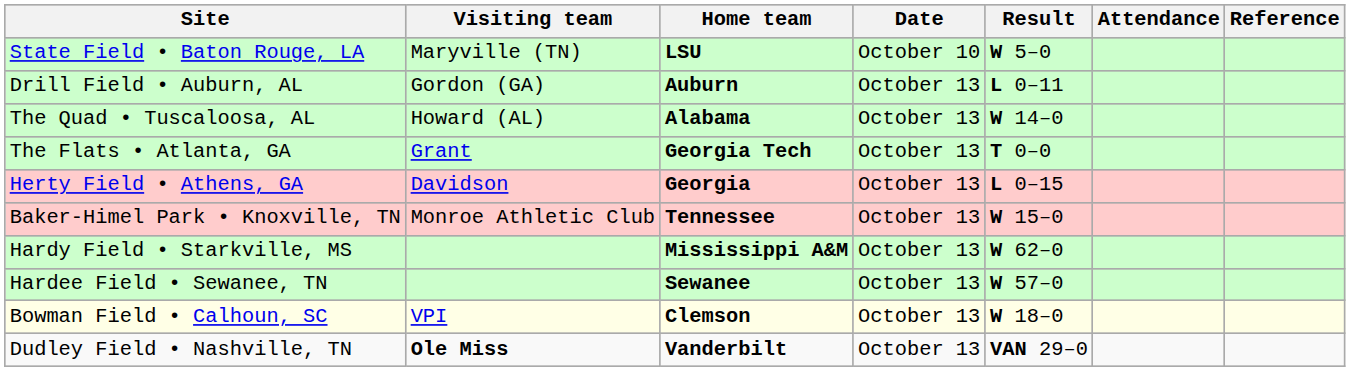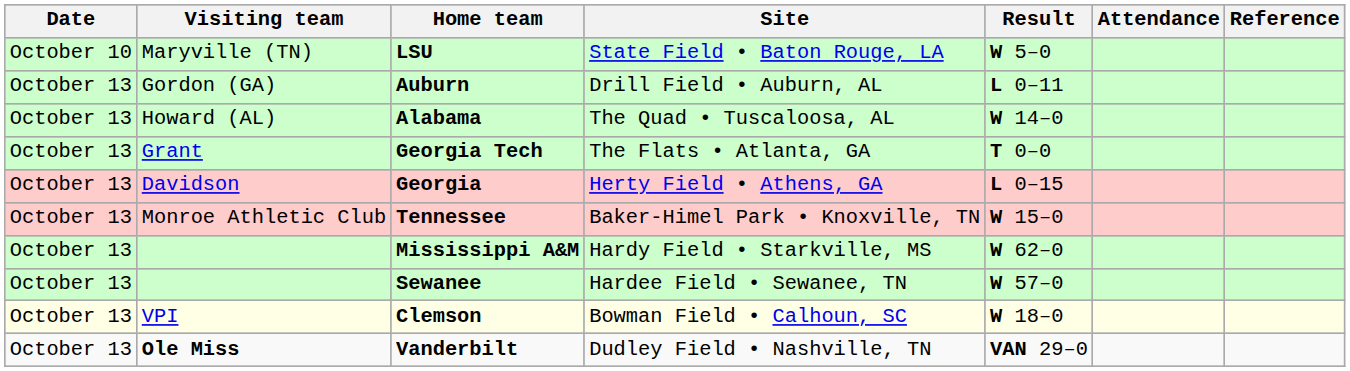columns swapped: (919, 22) <-> (205, 22)
